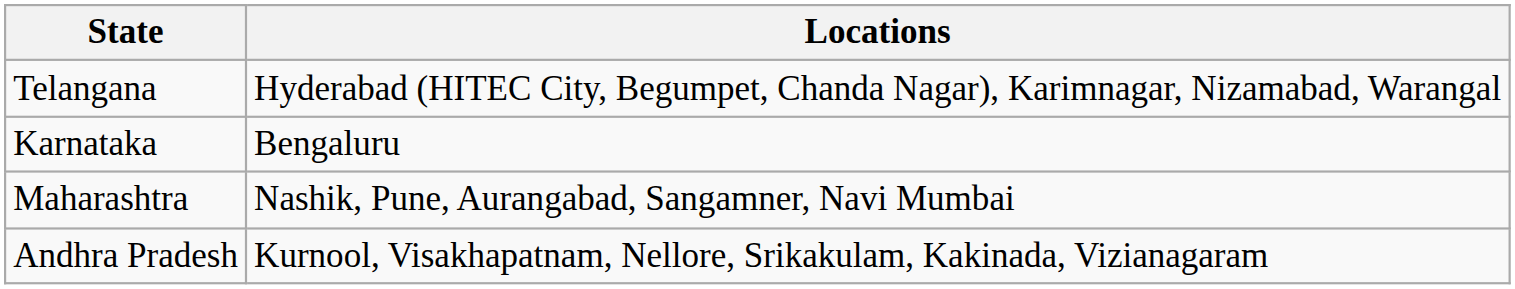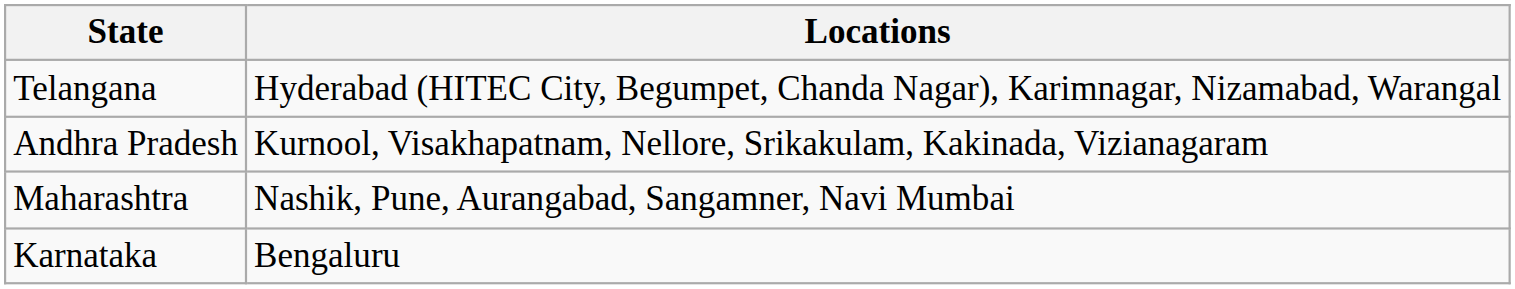rows swapped: (126, 254) <-> (85, 143)
